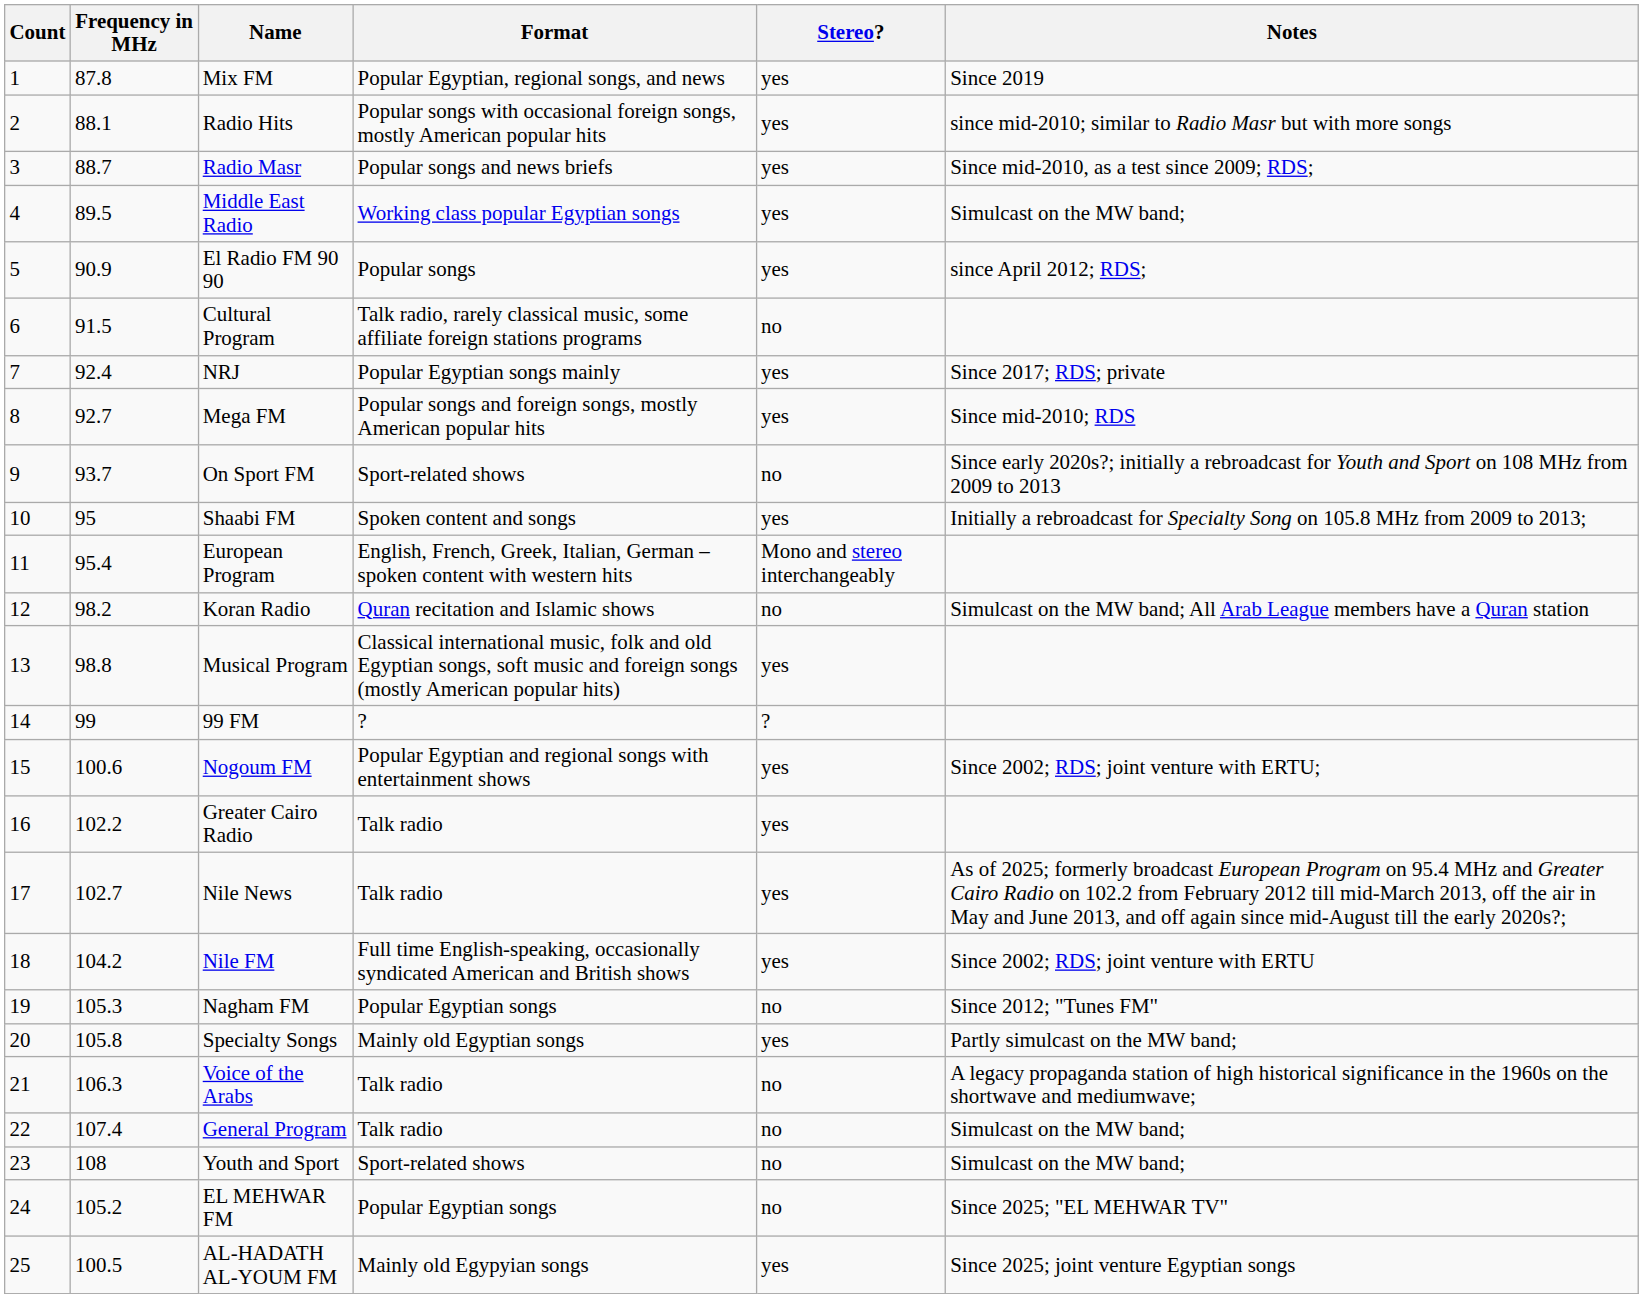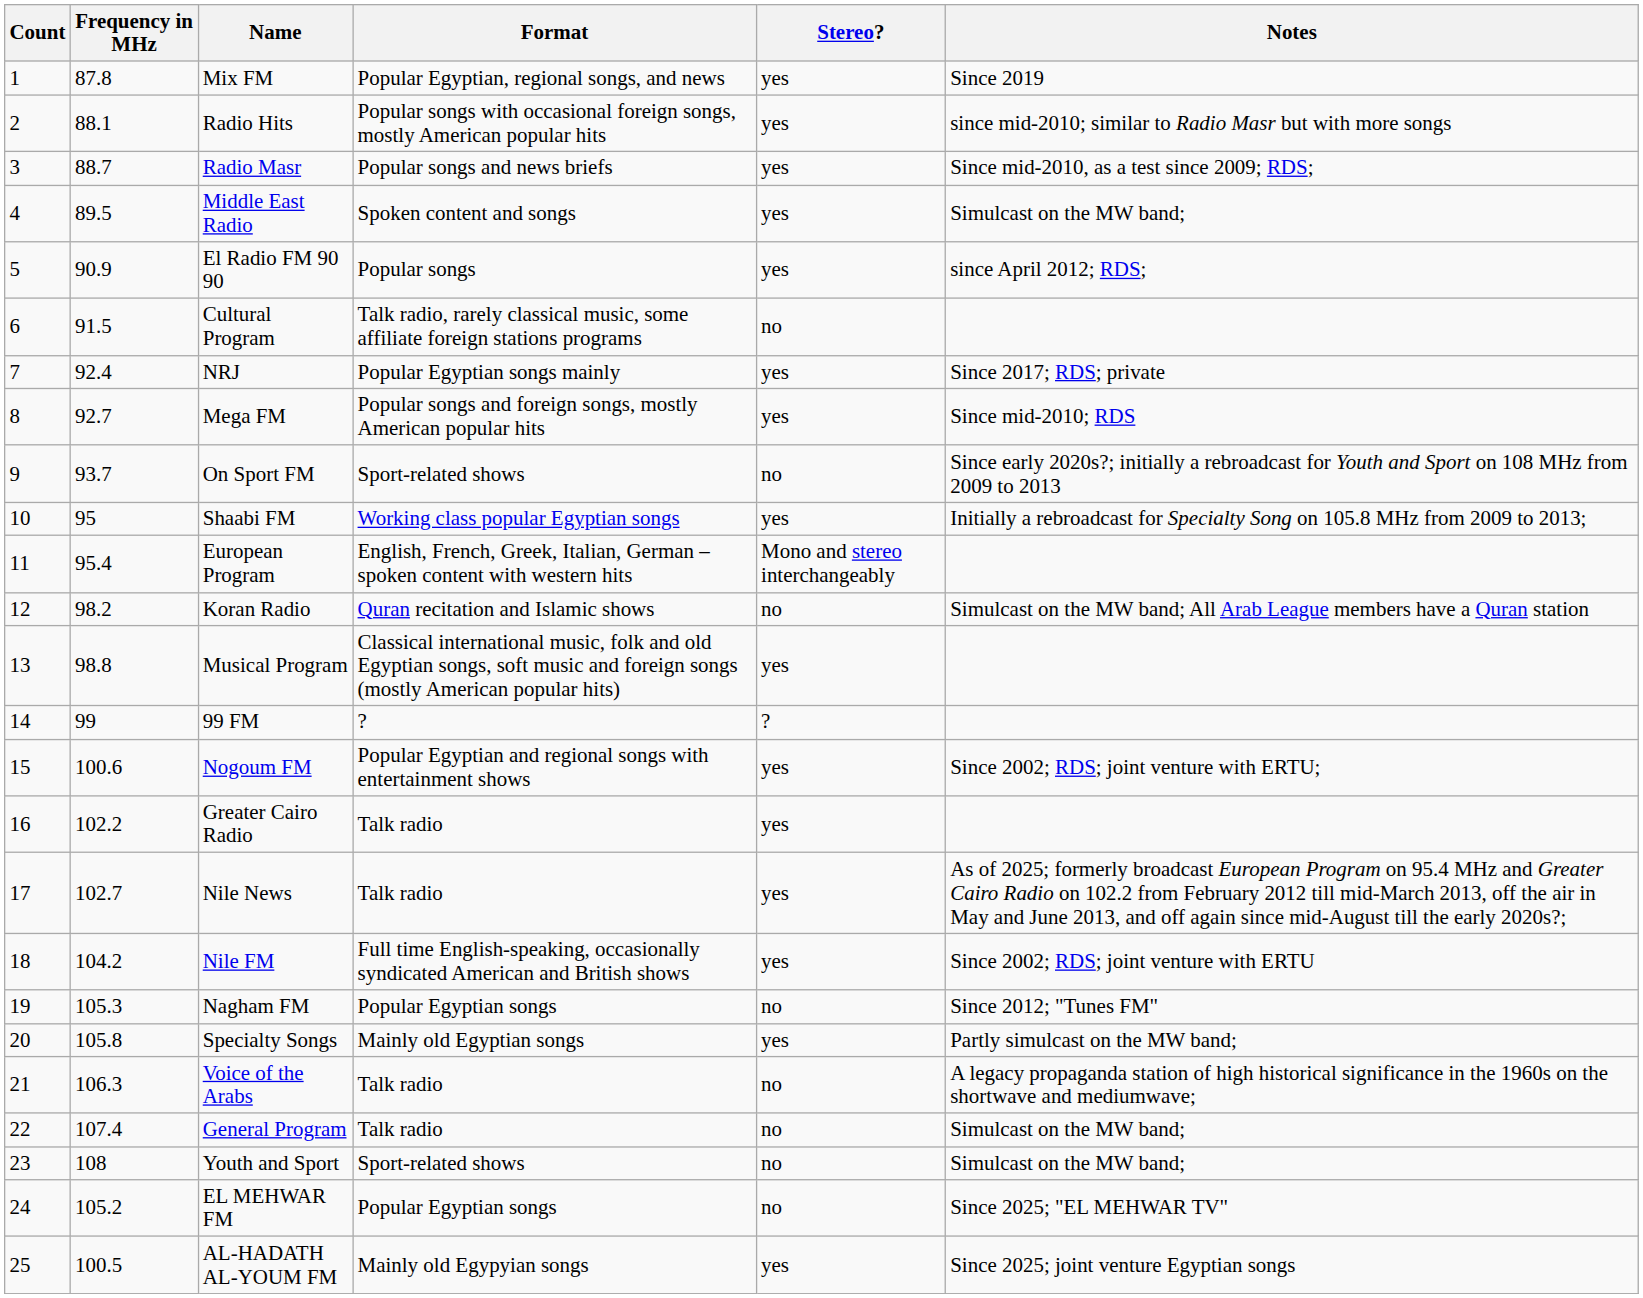(519, 213) Working class popular Egyptian songs -> (467, 213) Spoken content and songs
(467, 518) Spoken content and songs -> (519, 518) Working class popular Egyptian songs
